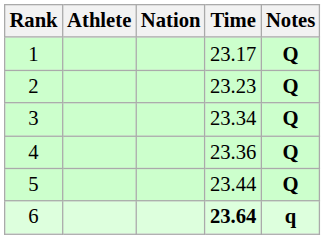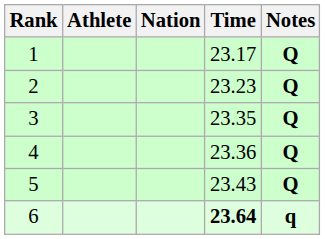(233, 119) 23.34 -> (233, 119) 23.35
(233, 184) 23.44 -> (233, 184) 23.43
